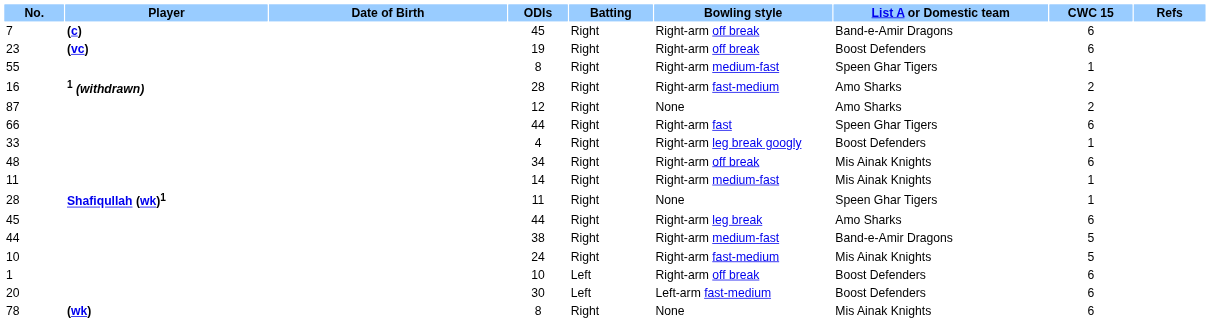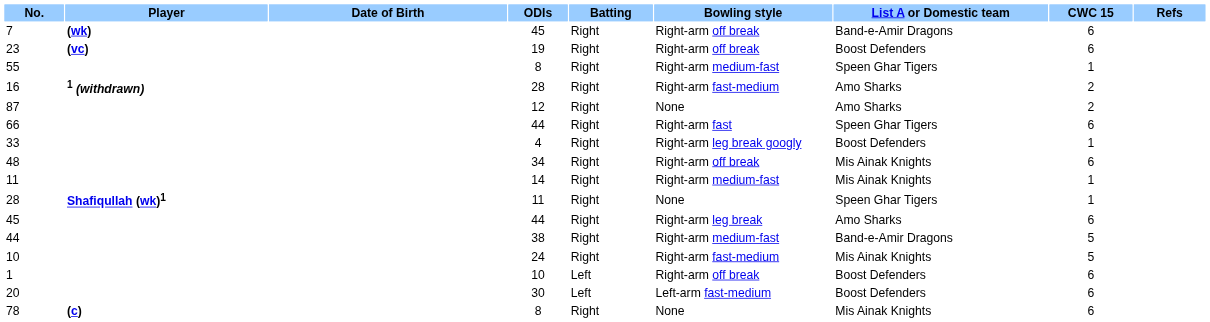(74, 31) (c) -> (79, 31) (wk)
(79, 311) (wk) -> (74, 311) (c)
